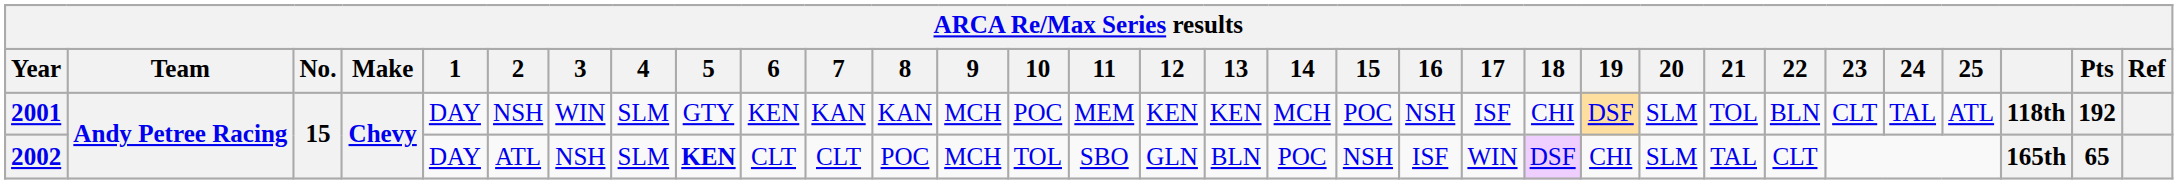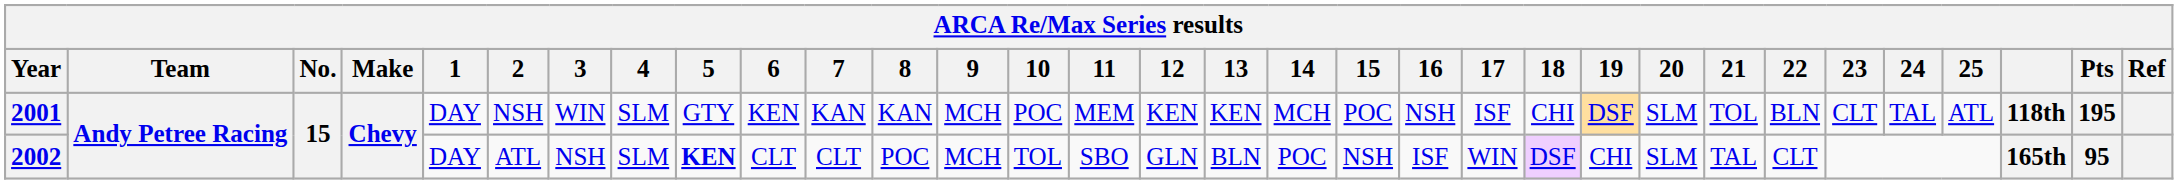(2097, 113) 192 -> (2097, 113) 195
(2097, 156) 65 -> (2097, 156) 95
